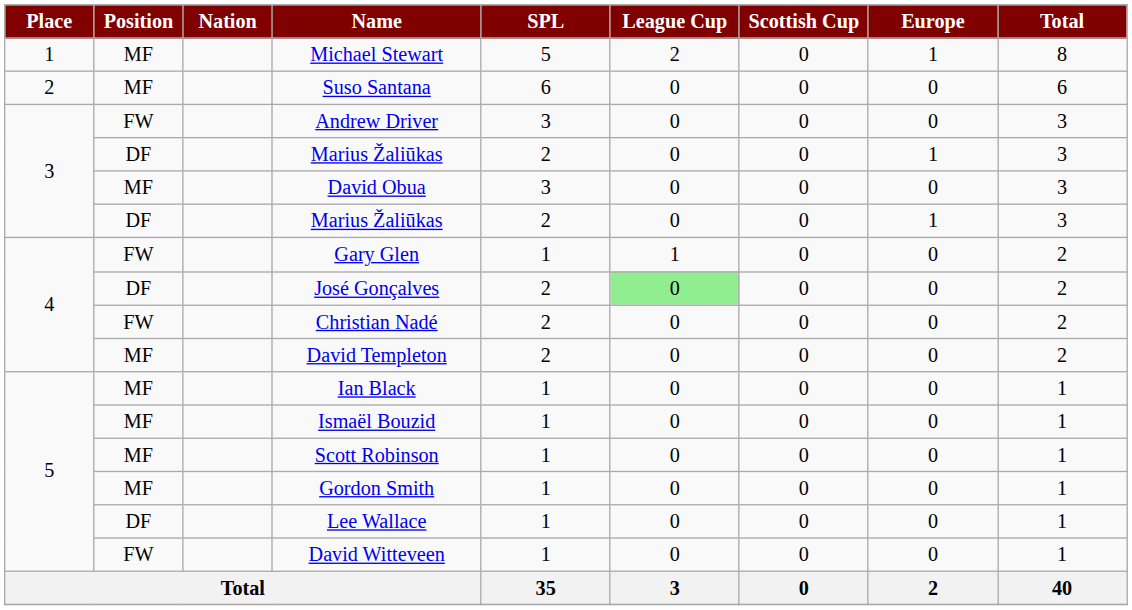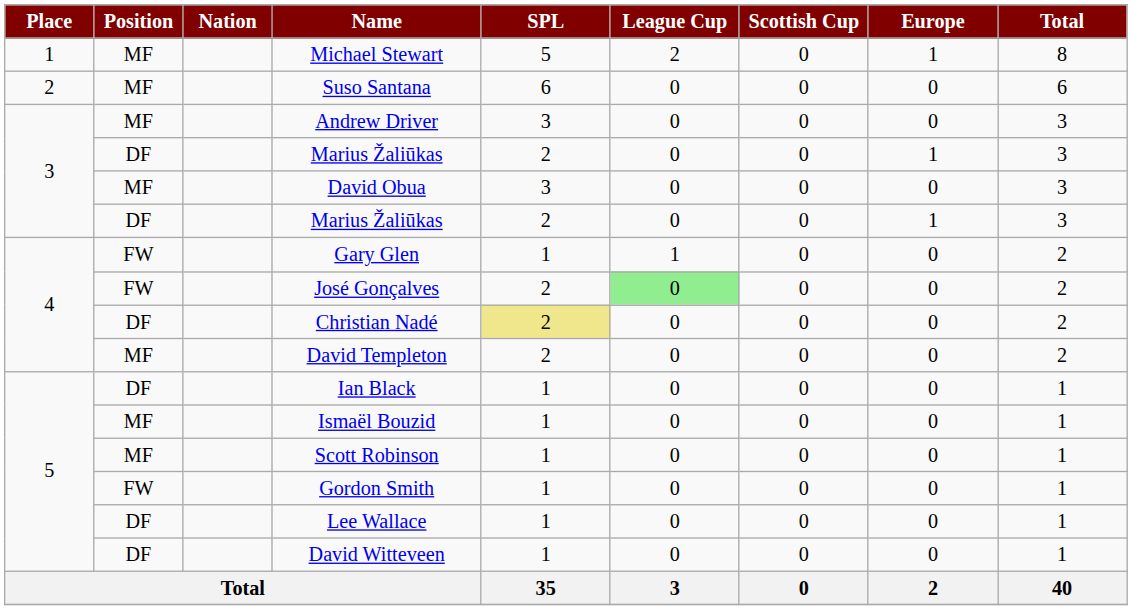(138, 121) FW -> (138, 121) MF
(138, 288) DF -> (138, 288) FW
(138, 321) FW -> (138, 321) DF
(546, 321) no background -> (546, 321) khaki background
(138, 388) MF -> (138, 388) DF
(138, 488) MF -> (138, 488) FW
(138, 554) FW -> (138, 554) DF
